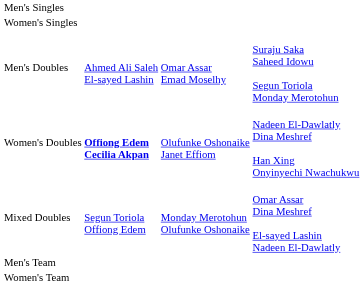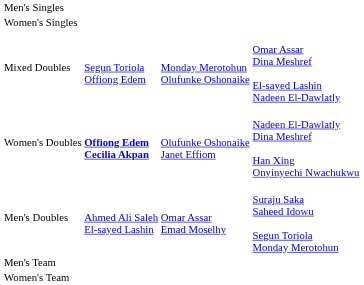rows swapped: (36, 67) <-> (37, 217)
